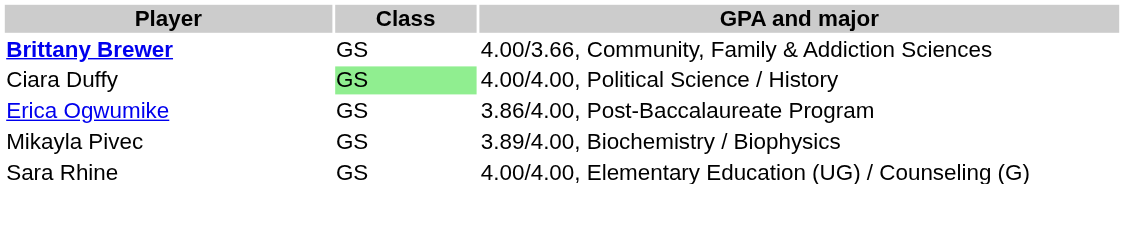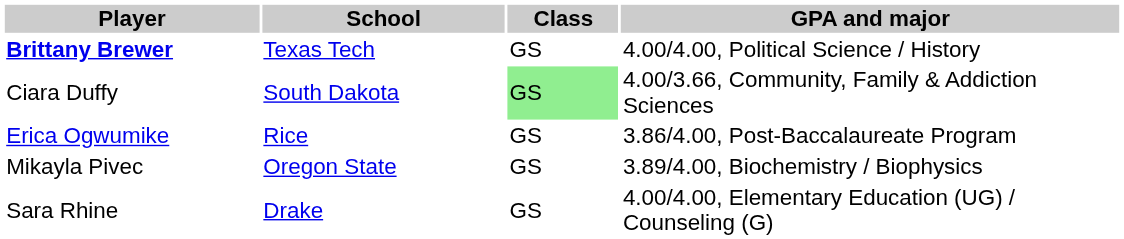+ column: (384, 18)
(737, 49) 4.00/3.66, Community, Family & Addiction Sciences -> (802, 49) 4.00/4.00, Political Science / History
(660, 80) 4.00/4.00, Political Science / History -> (830, 92) 4.00/3.66, Community, Family & Addiction Sciences
